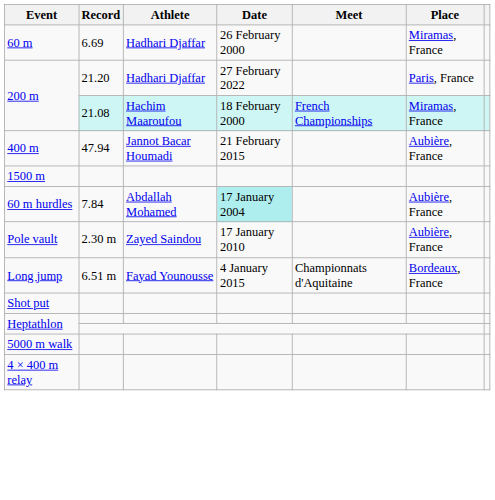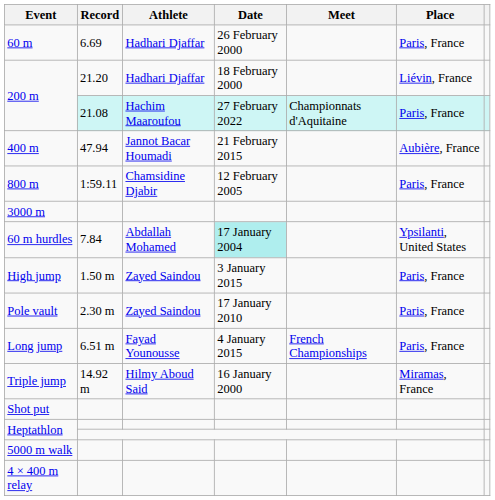(433, 42) Miramas, France -> (432, 42) Paris, France
(250, 78) 27 February 2022 -> (248, 78) 18 February 2000
(441, 78) Paris, France -> (436, 78) Liévin, France
(250, 113) 18 February 2000 -> (248, 113) 27 February 2022
(334, 113) French Championships -> (325, 113) Championnats d'Aquitaine
(433, 113) Miramas, France -> (432, 113) Paris, France
+ row: (23, 184)
- row: (26, 176)
+ row: (26, 212)
(430, 204) Aubière, France -> (433, 240) Ypsilanti, United States
+ row: (34, 275)
(430, 240) Aubière, France -> (432, 310) Paris, France
(331, 275) Championnats d'Aquitaine -> (328, 345) French Championships
(435, 275) Bordeaux, France -> (432, 345) Paris, France
+ row: (37, 381)
